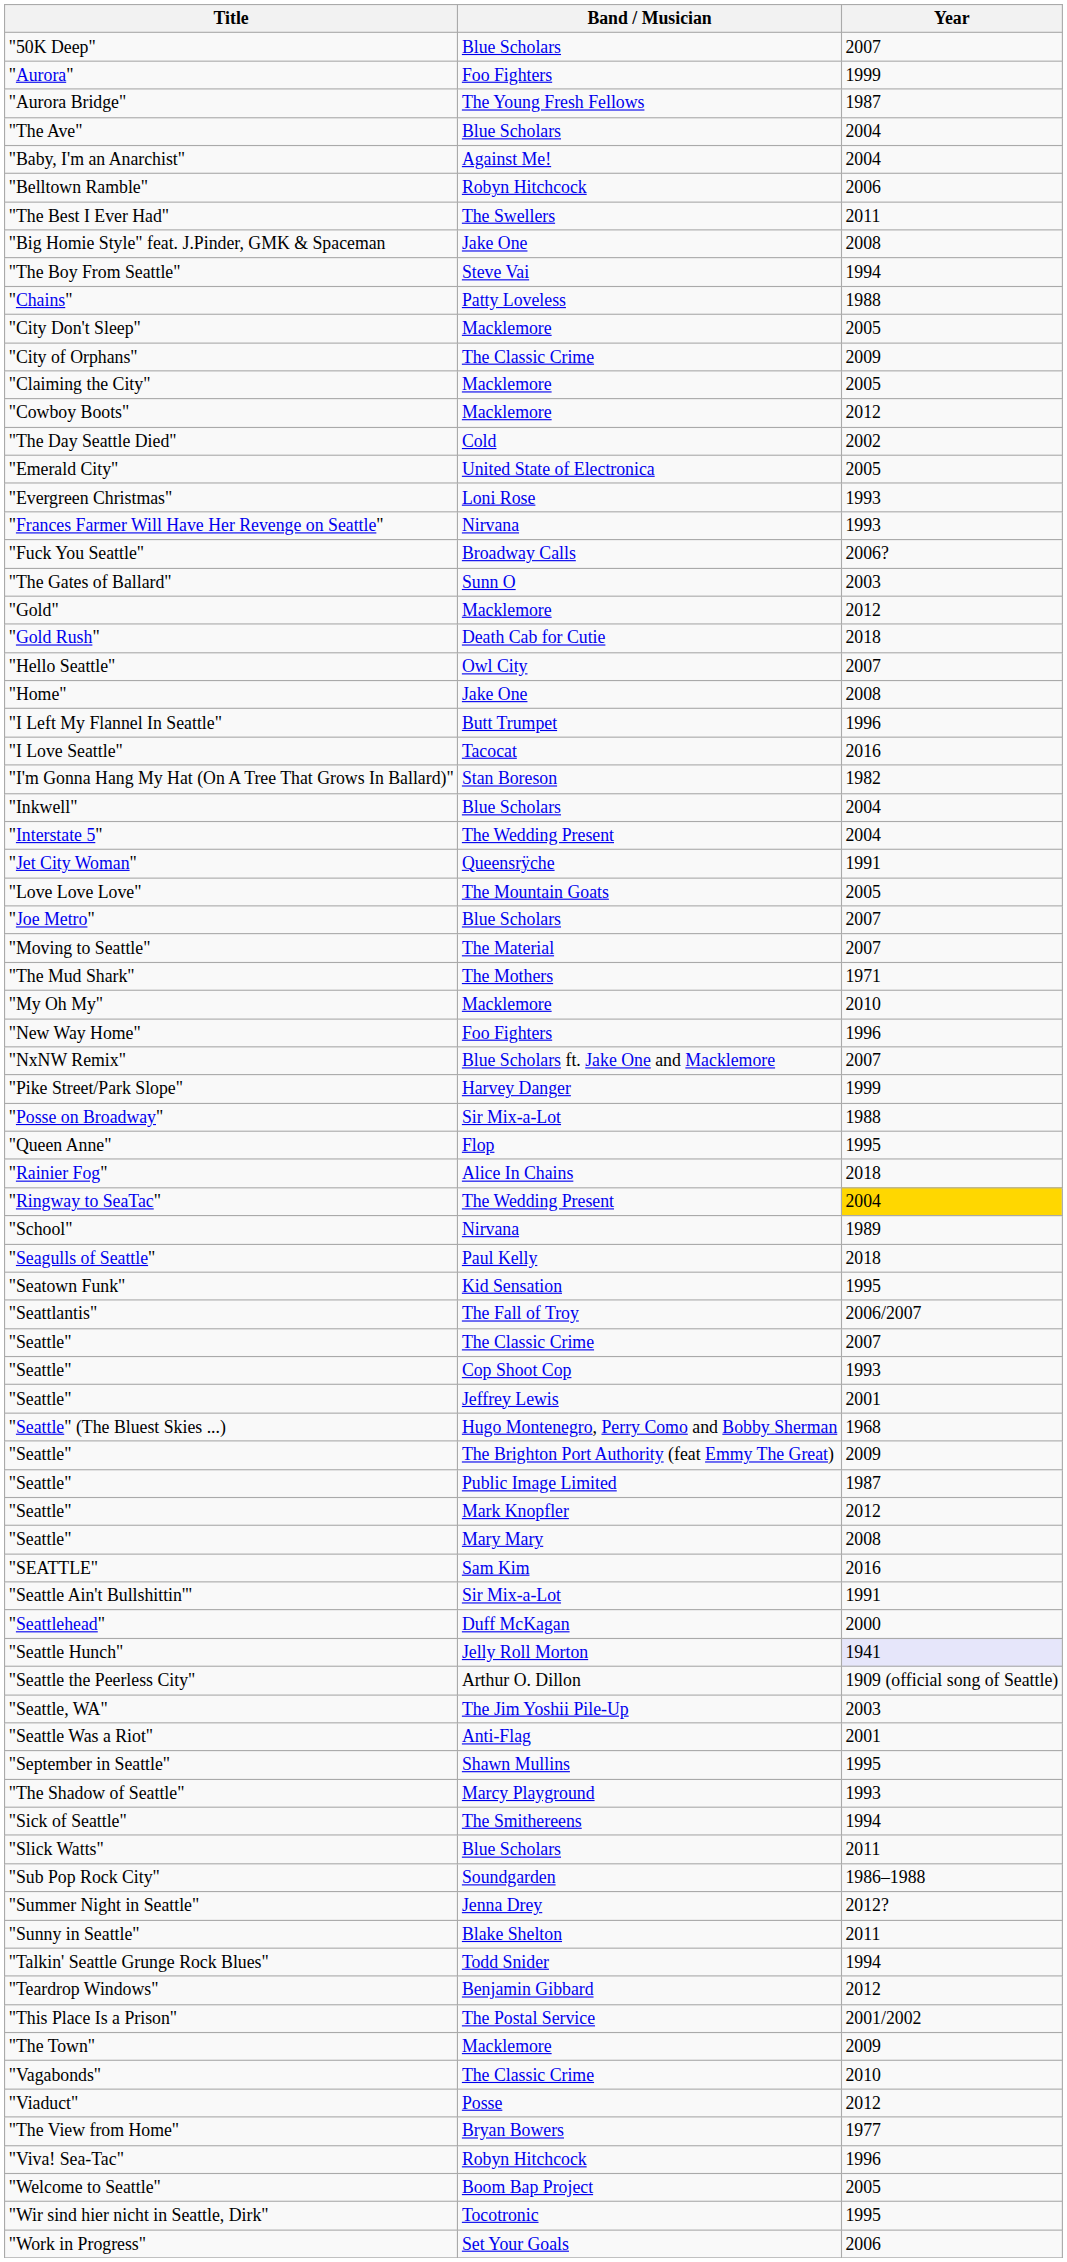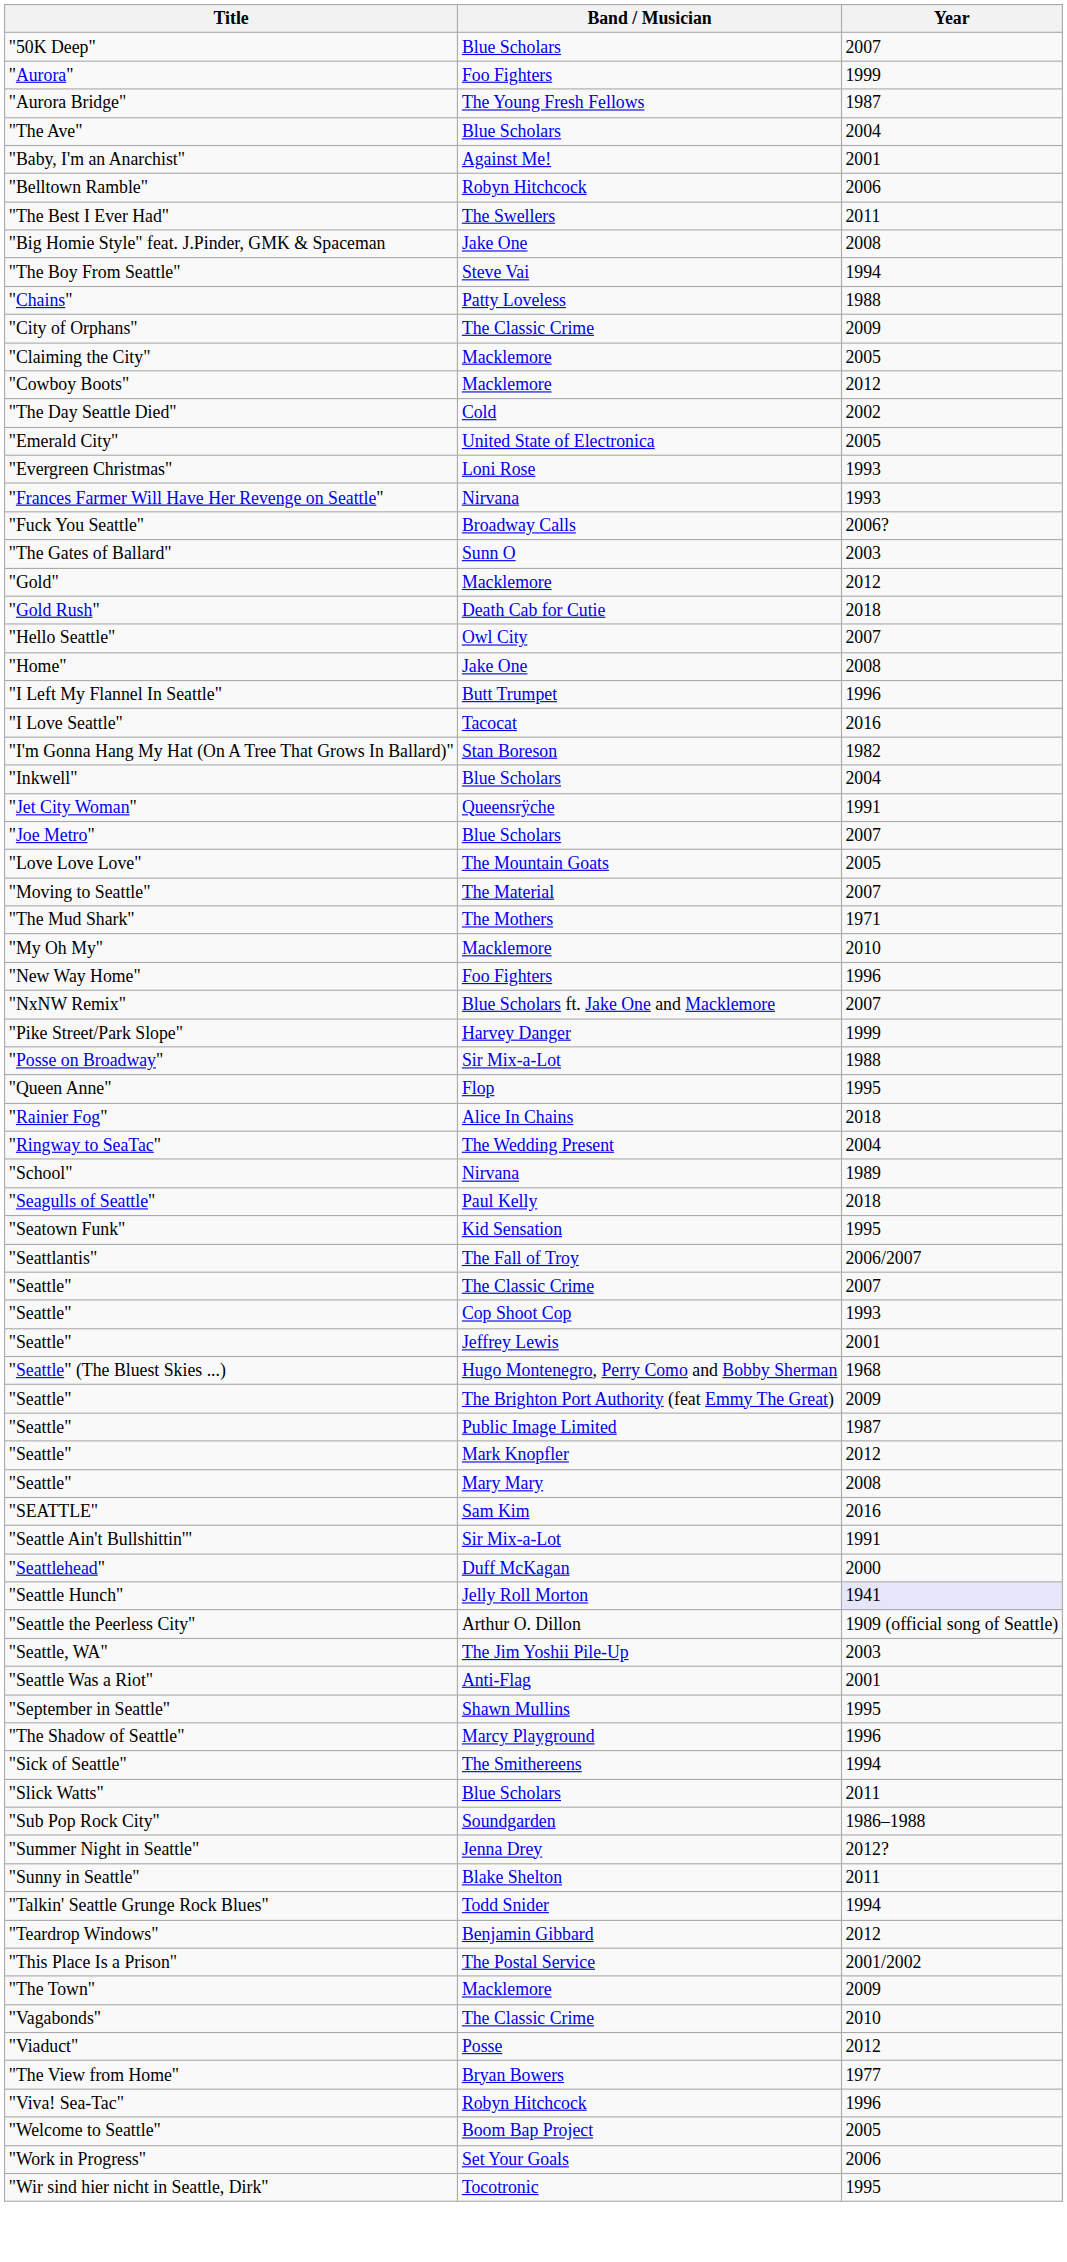(863, 159) 2004 -> (863, 159) 2001
- row: (75, 328)
- row: (56, 835)
rows swapped: (52, 919) <-> (75, 891)
(863, 1201) gold background -> (863, 1145) no background
(863, 1793) 1993 -> (863, 1736) 1996
rows swapped: (139, 2215) <-> (77, 2243)
